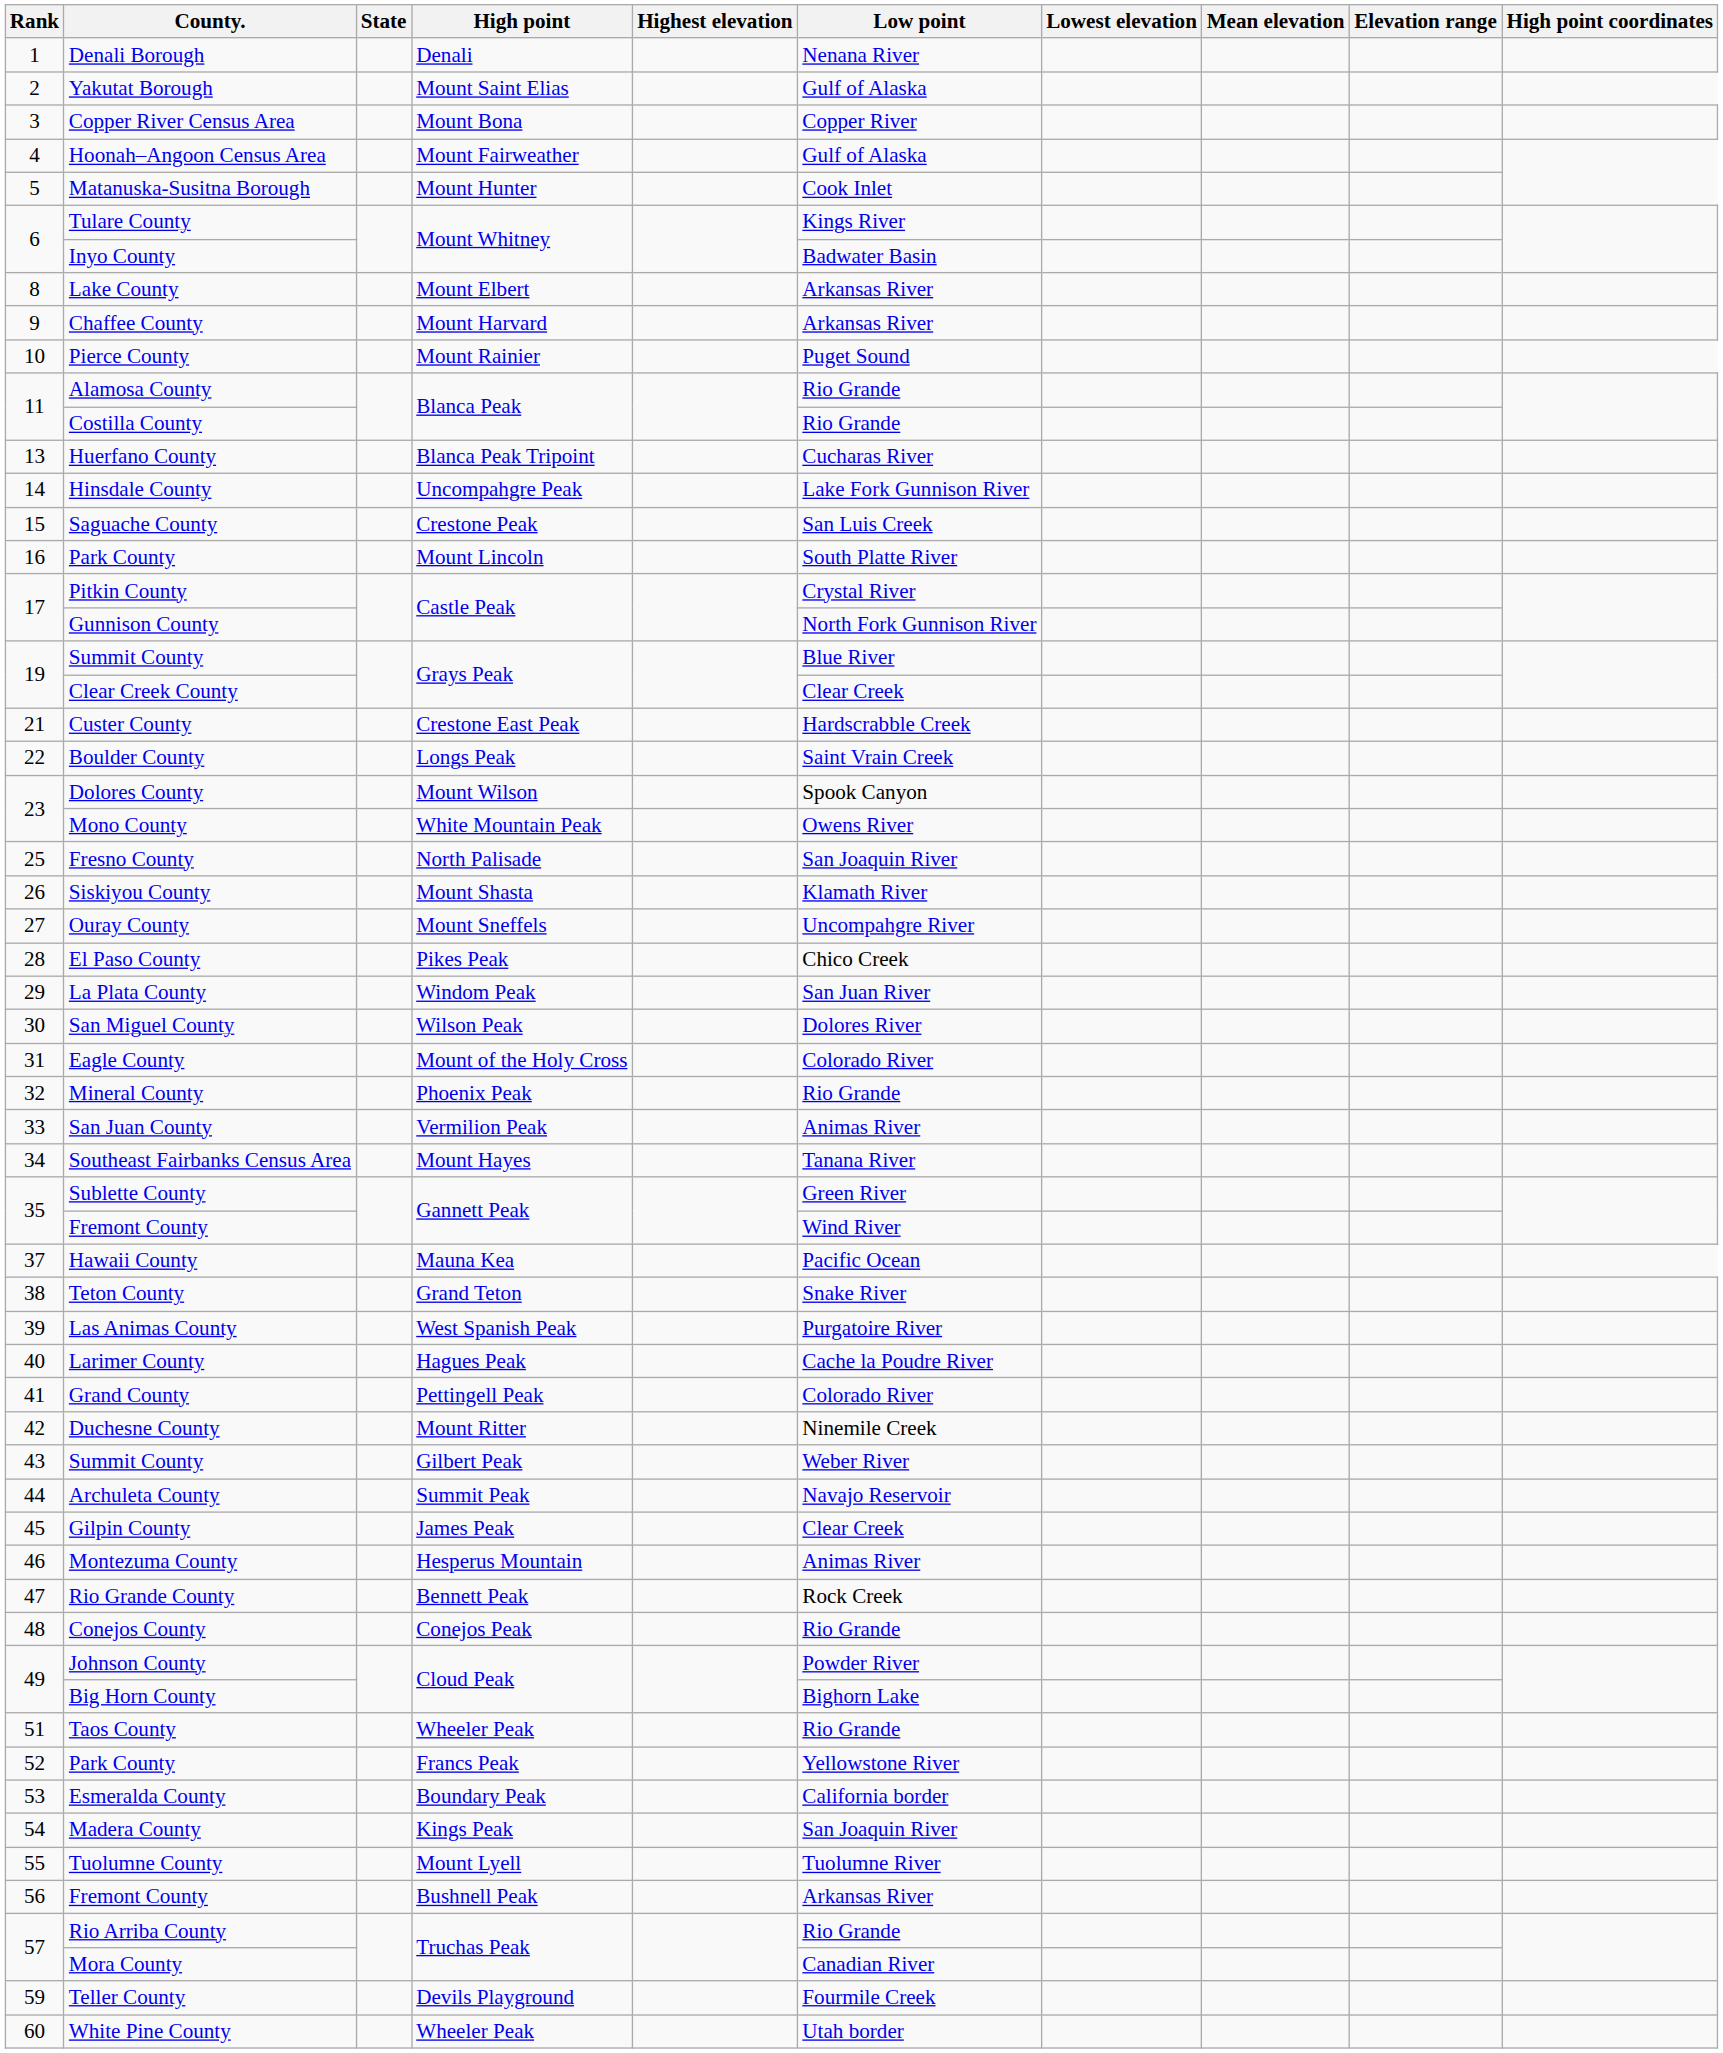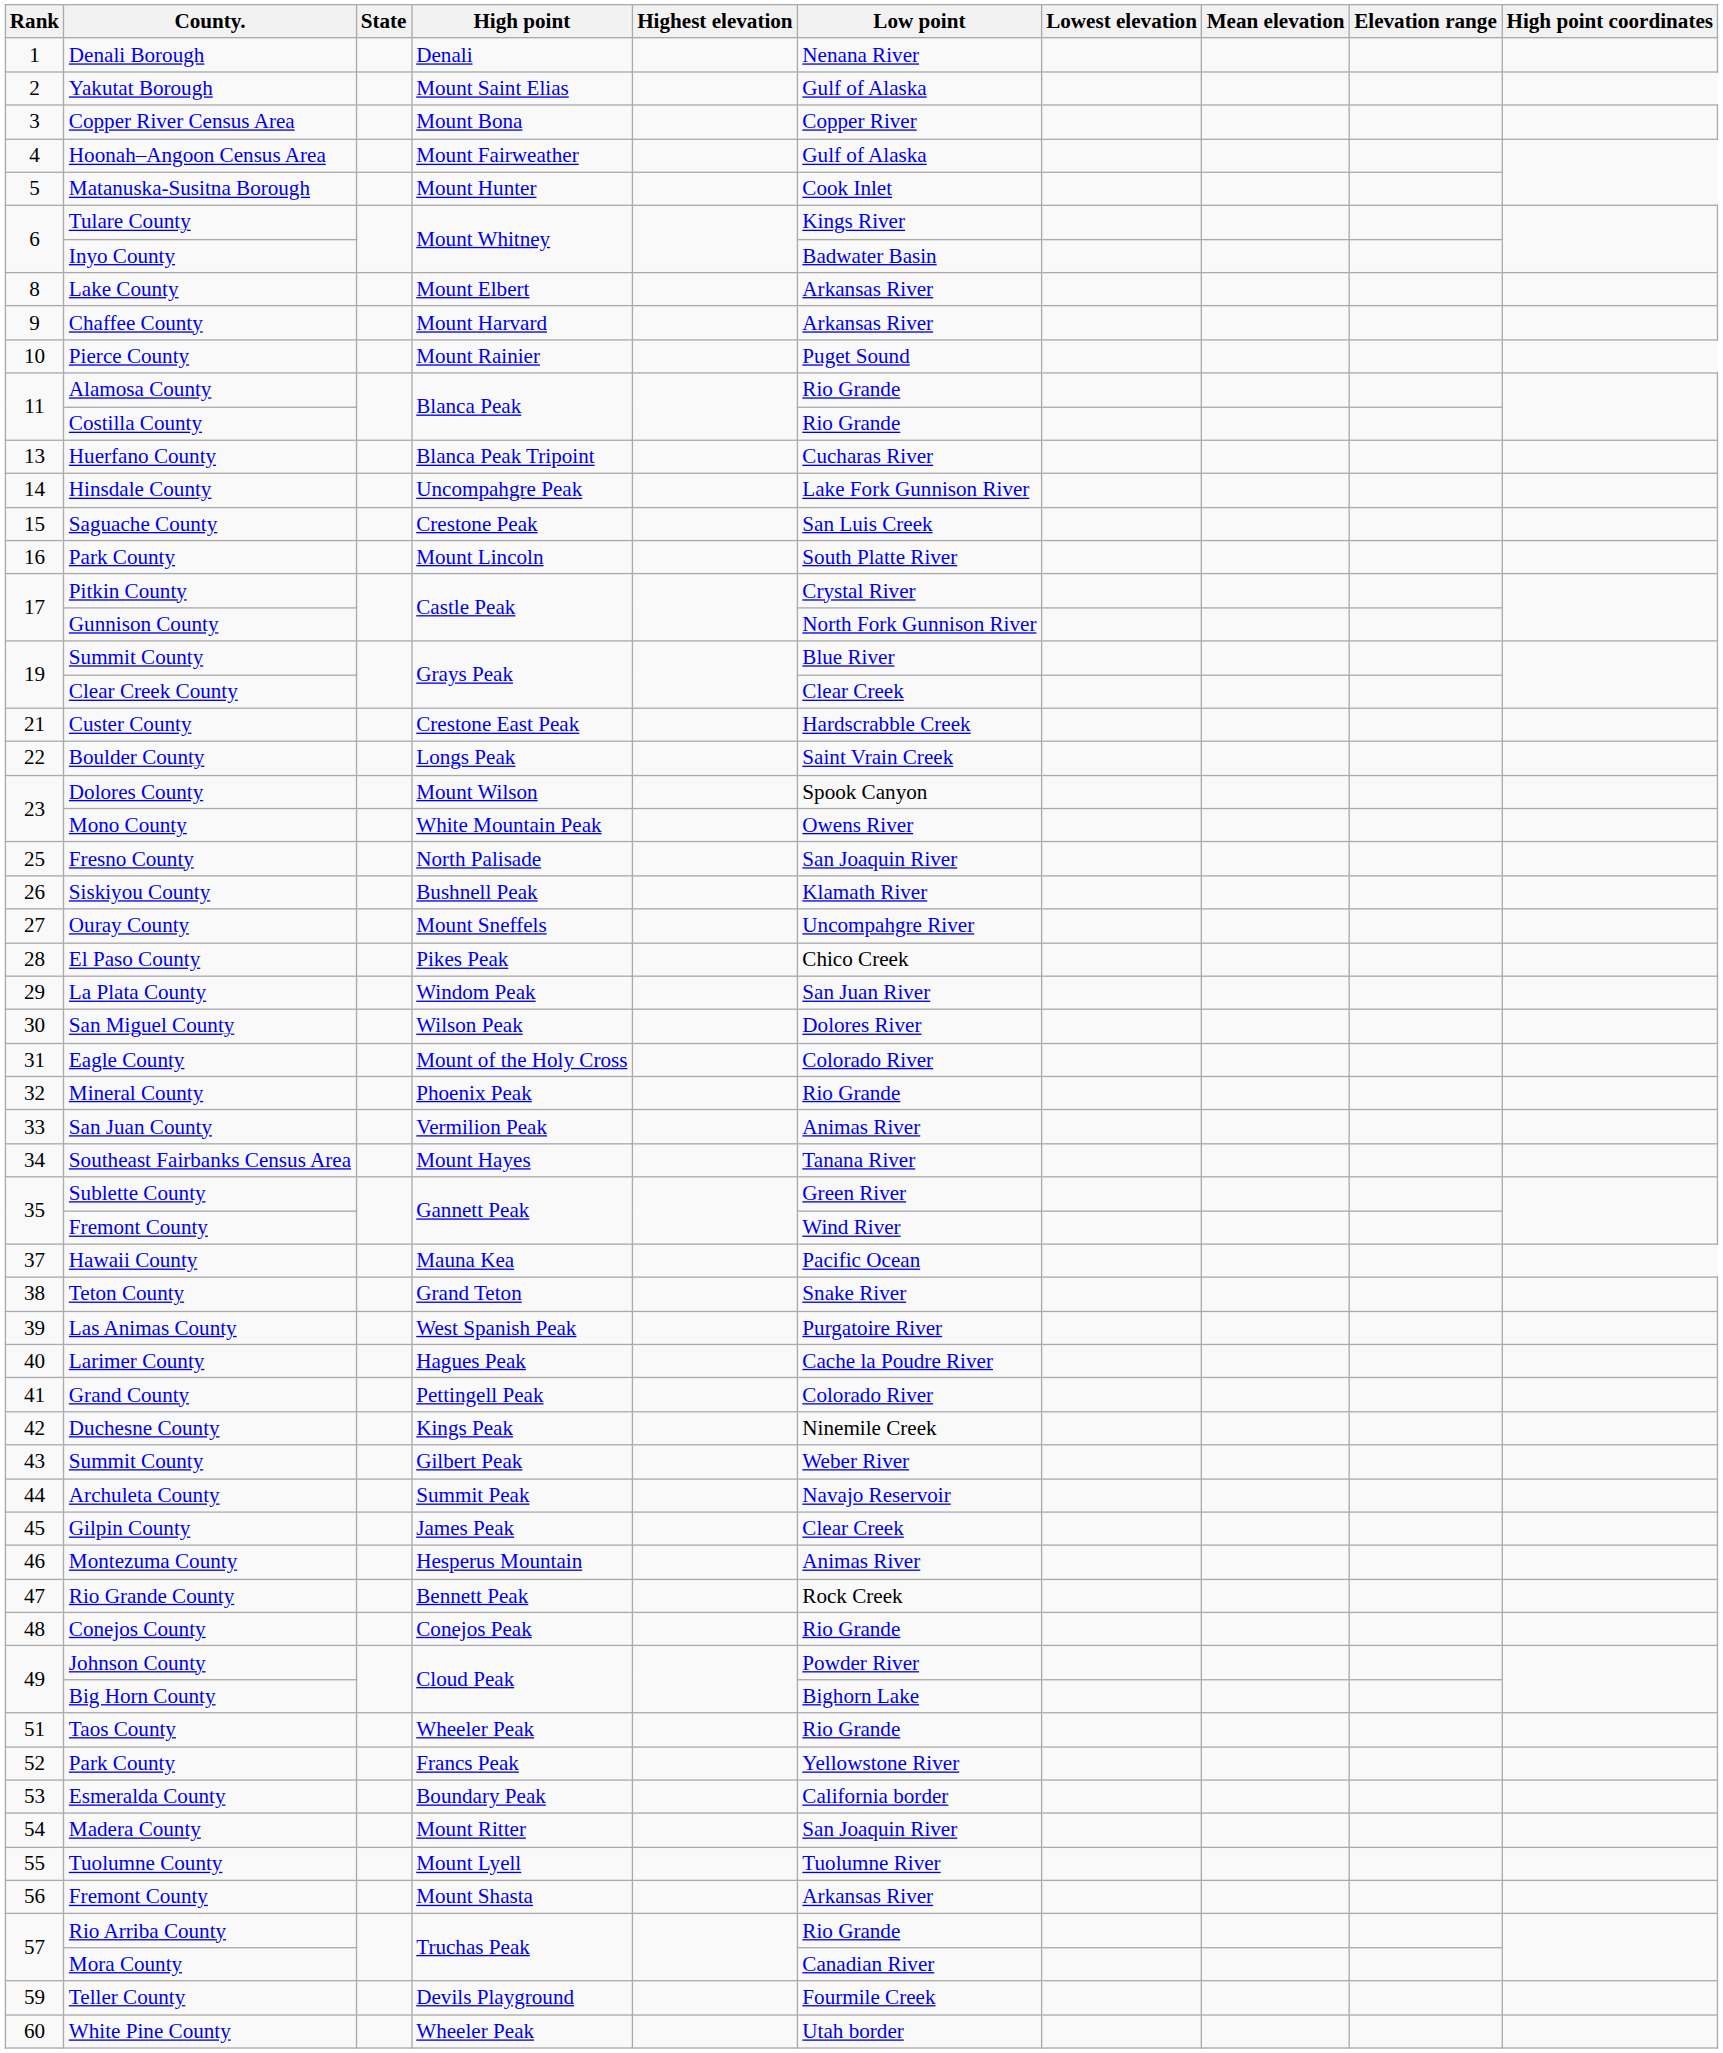(475, 892) Mount Shasta -> (477, 892) Bushnell Peak
(471, 1428) Mount Ritter -> (465, 1428) Kings Peak
(465, 1829) Kings Peak -> (471, 1829) Mount Ritter
(477, 1896) Bushnell Peak -> (475, 1896) Mount Shasta
